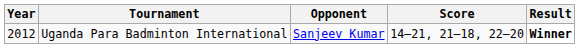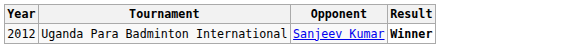- column: (457, 14)
